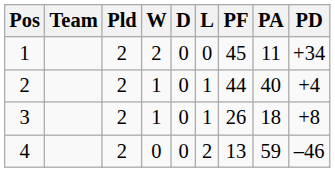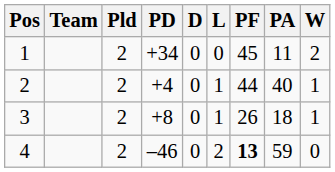columns swapped: (156, 20) <-> (309, 20)
(236, 150) normal -> (247, 150) bold
